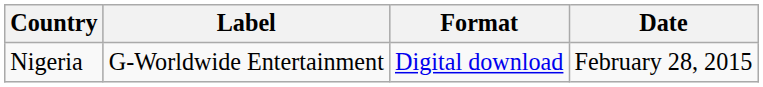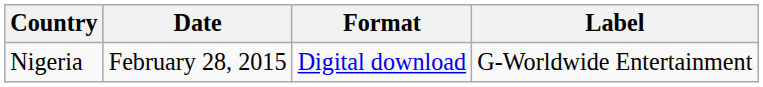columns swapped: (663, 23) <-> (246, 23)
